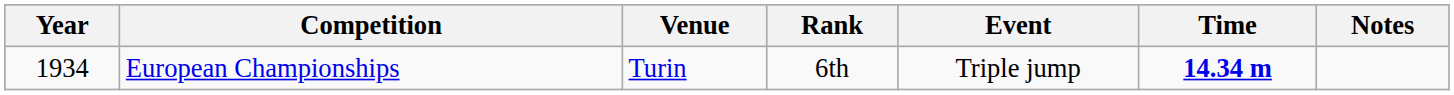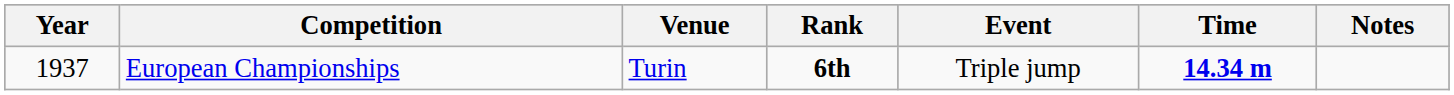(62, 67) 1934 -> (62, 67) 1937
(832, 67) normal -> (832, 67) bold
